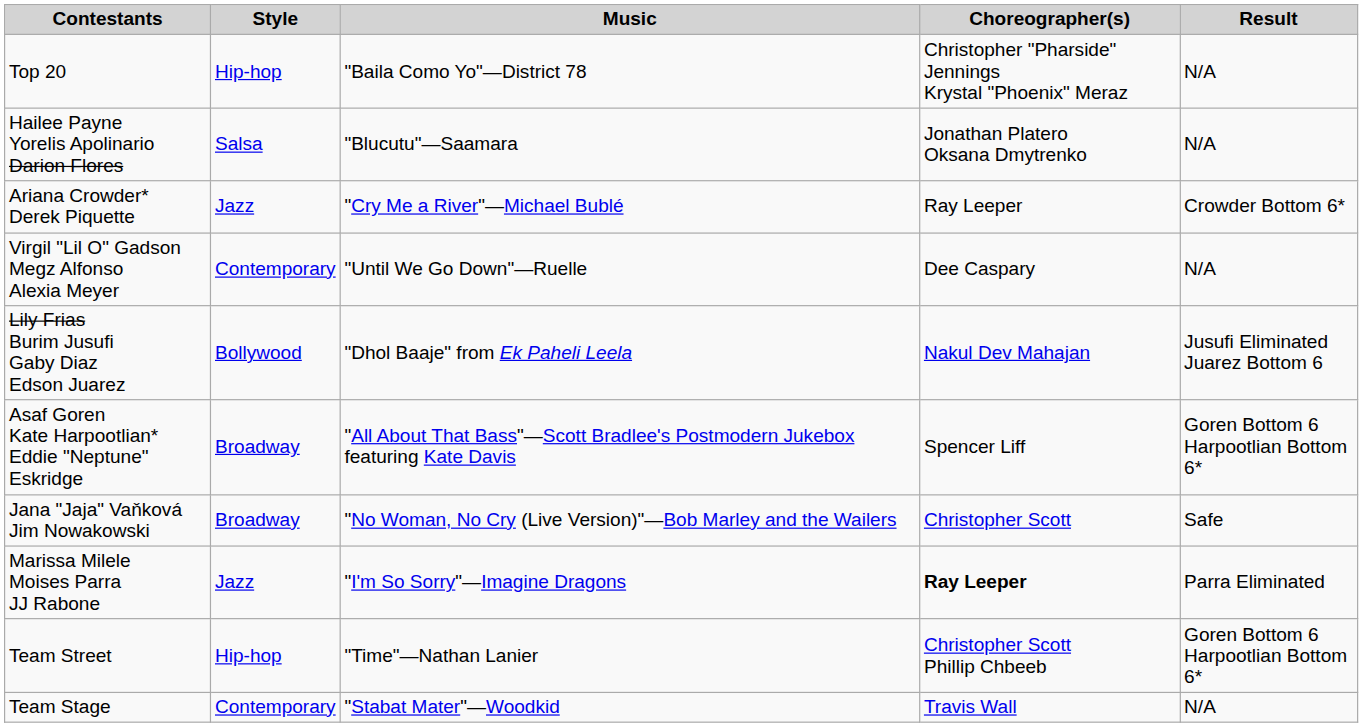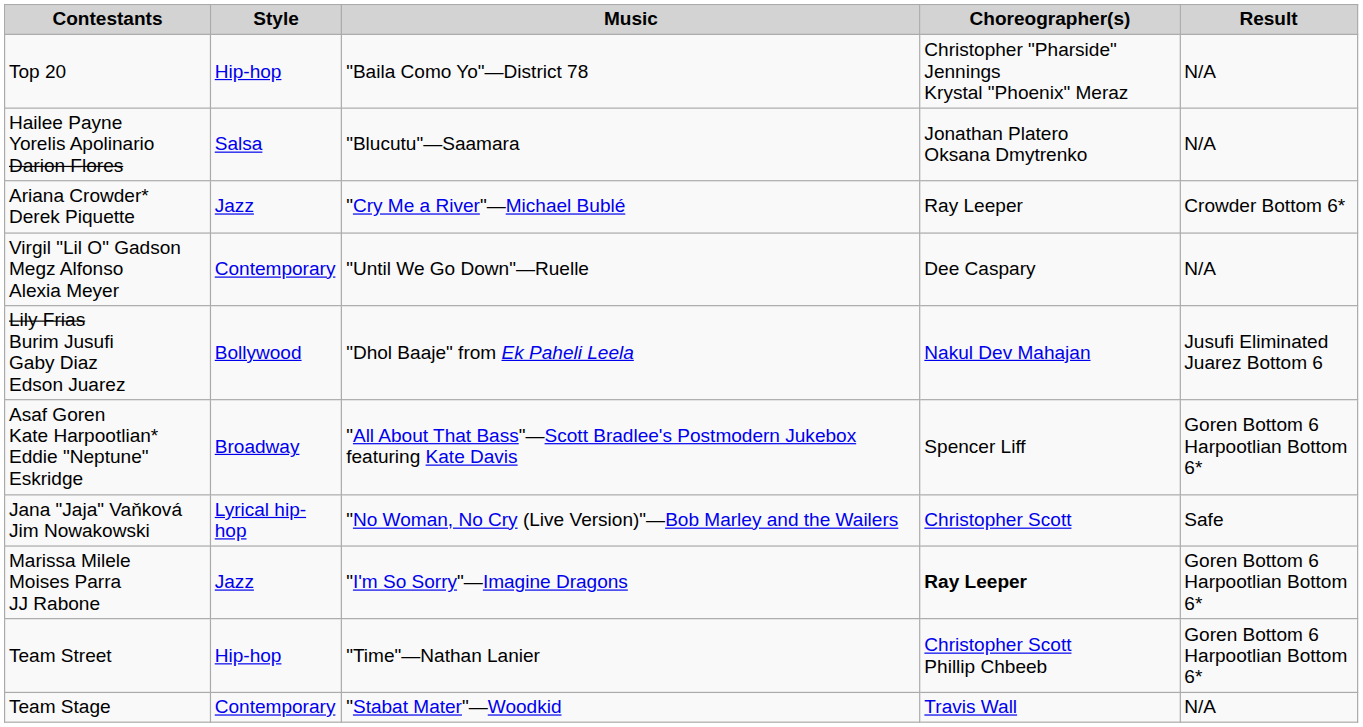(257, 520) Broadway -> (260, 520) Lyrical hip-hop
(1254, 582) Parra Eliminated -> (1266, 582) Goren Bottom 6 Harpootlian Bottom 6*
